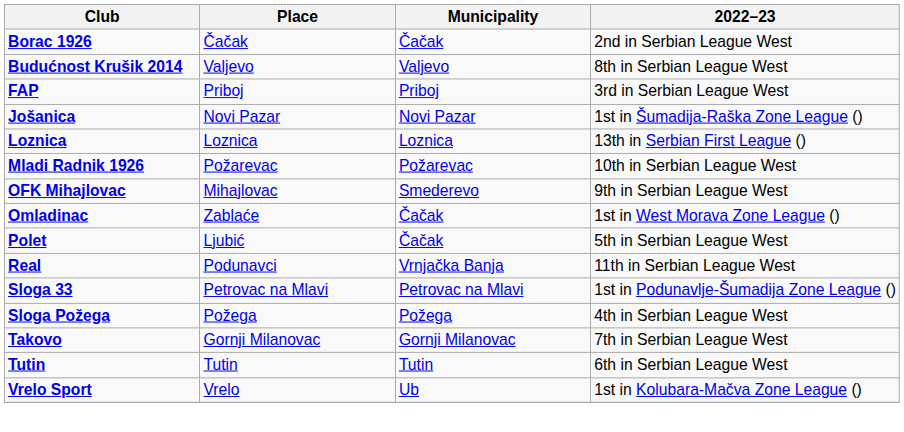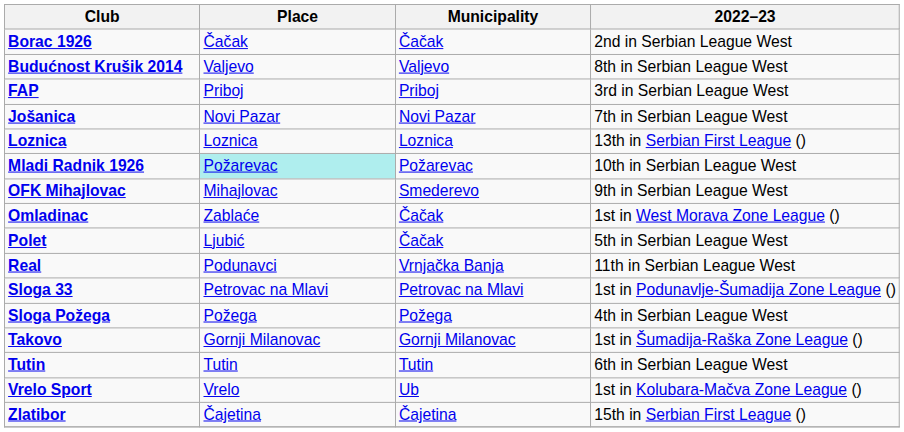(728, 116) 1st in Šumadija-Raška Zone League () -> (691, 116) 7th in Serbian League West
(241, 166) no background -> (241, 166) paleturquoise background
(691, 340) 7th in Serbian League West -> (728, 340) 1st in Šumadija-Raška Zone League ()
+ row: (37, 414)
